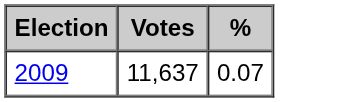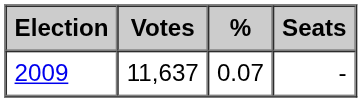+ column: (314, 27)
